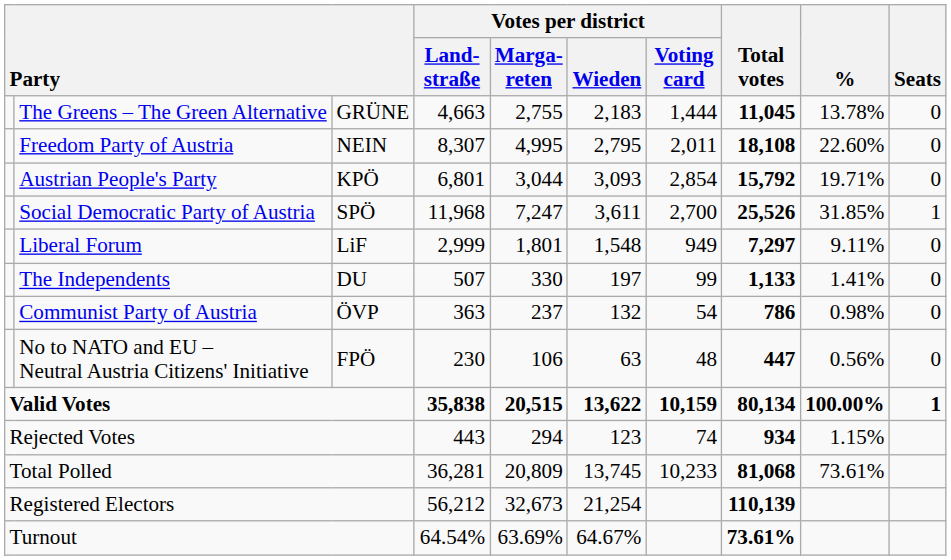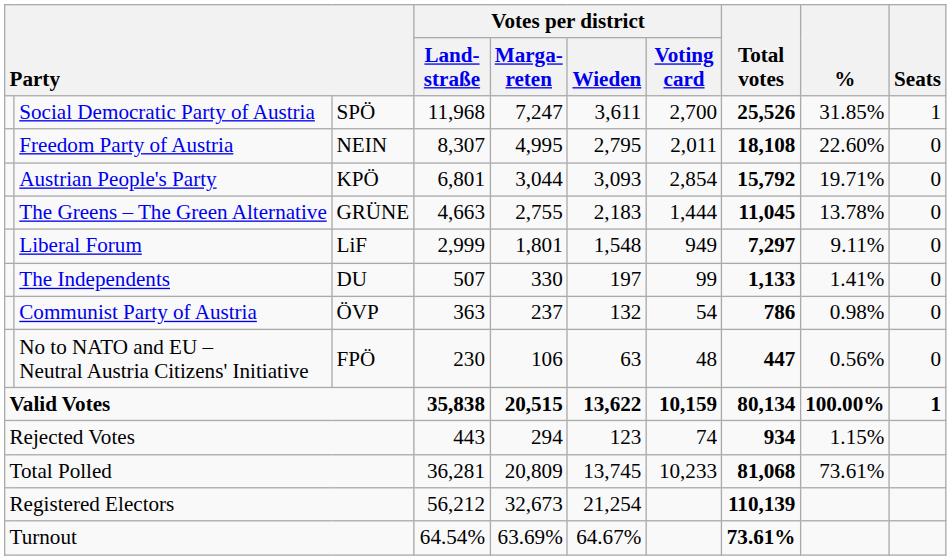rows swapped: (167, 212) <-> (173, 111)
